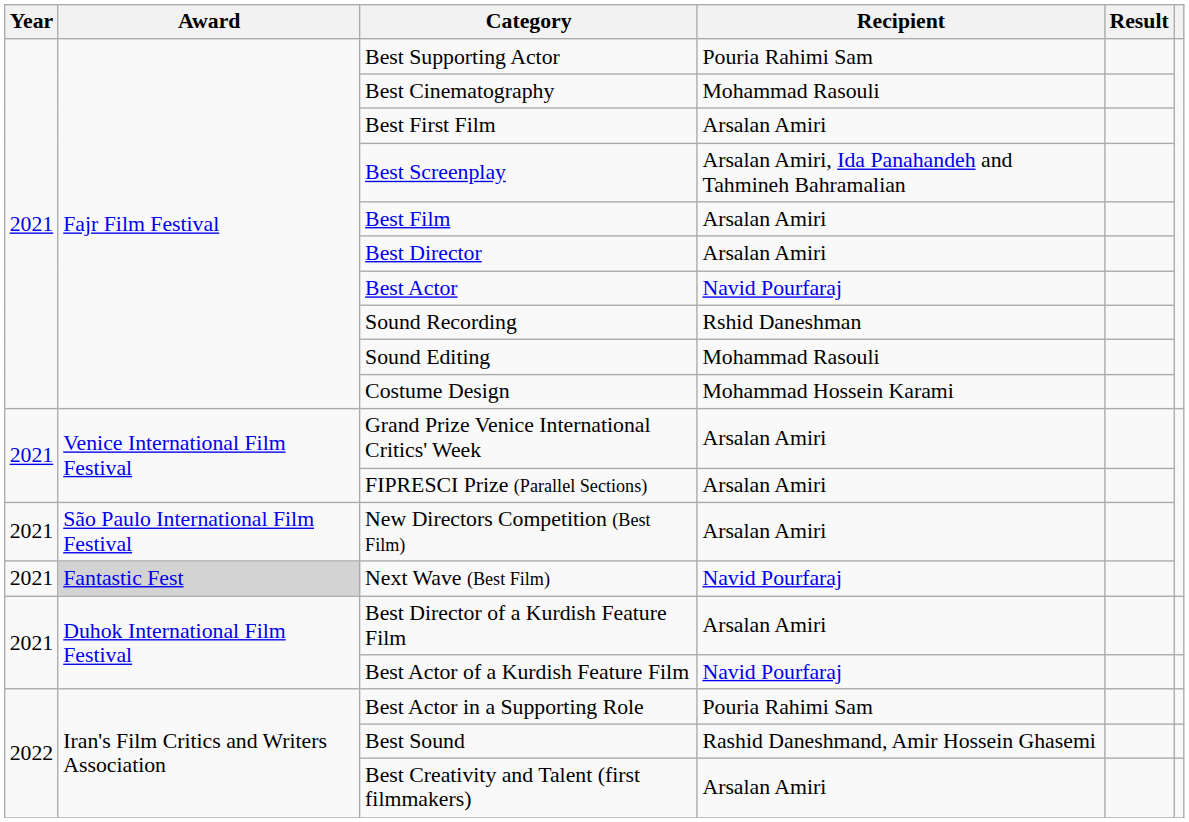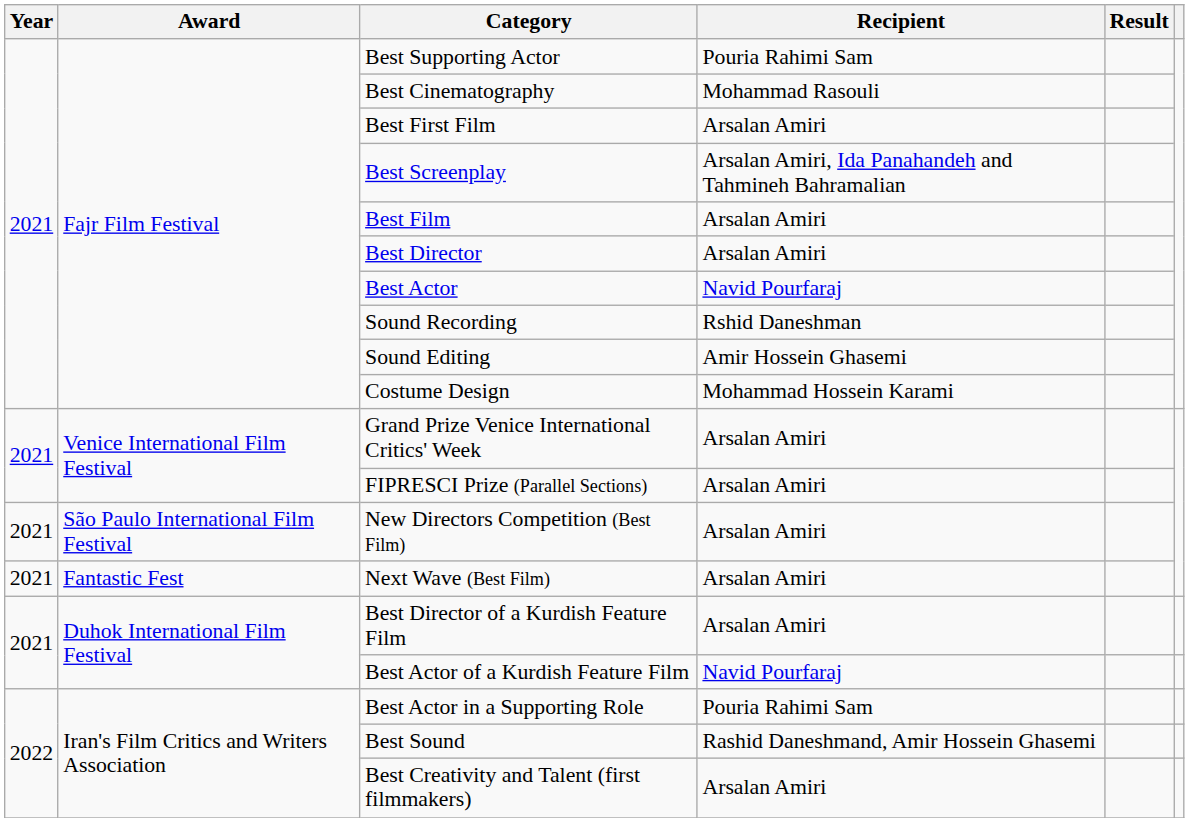(791, 356) Mohammad Rasouli -> (805, 356) Amir Hossein Ghasemi
(123, 578) lightgrey background -> (123, 578) no background
(772, 578) Navid Pourfaraj -> (764, 578) Arsalan Amiri
